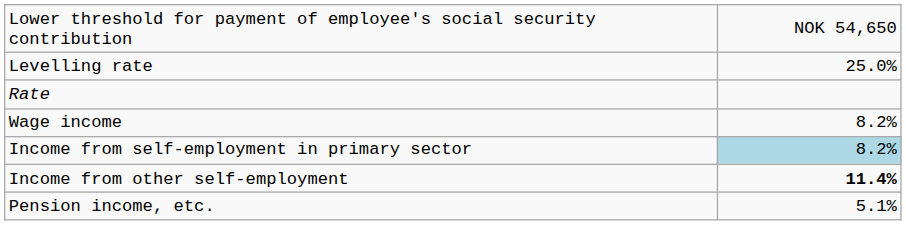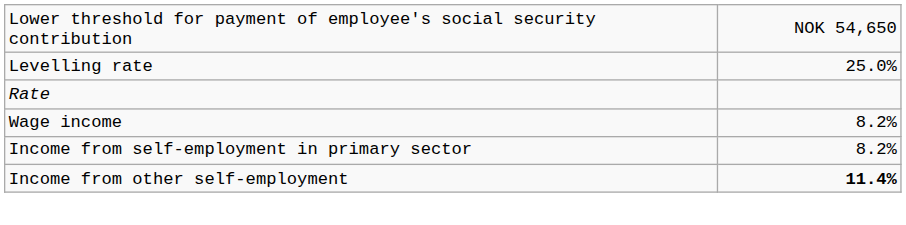(876, 150) lightblue background -> (876, 150) no background
- row: (112, 206)
